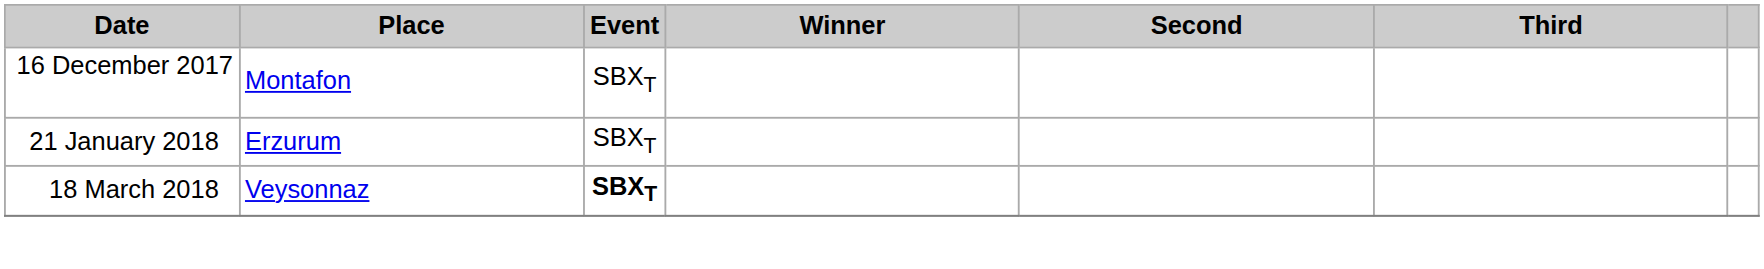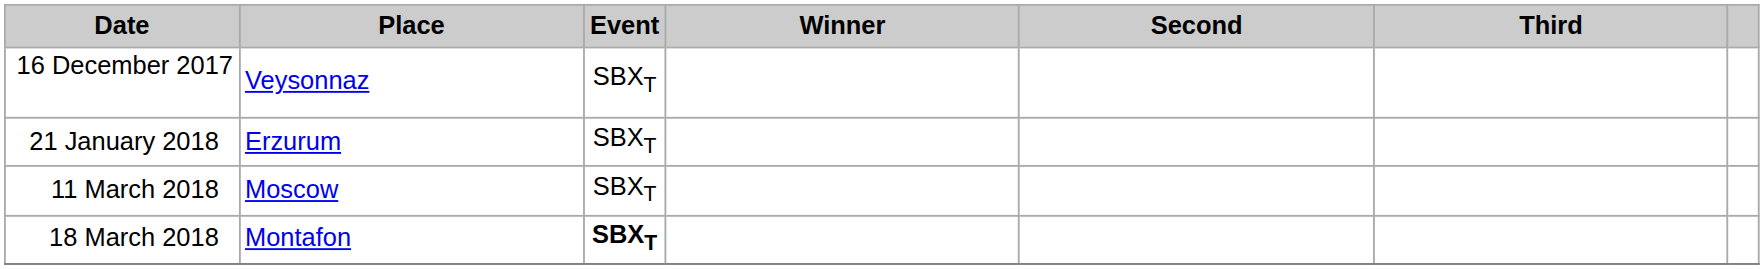(298, 81) Montafon -> (307, 81) Veysonnaz
+ row: (142, 189)
(307, 189) Veysonnaz -> (298, 238) Montafon
